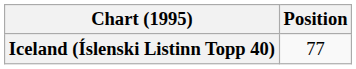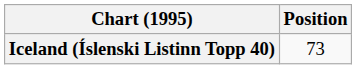(316, 48) 77 -> (316, 48) 73
